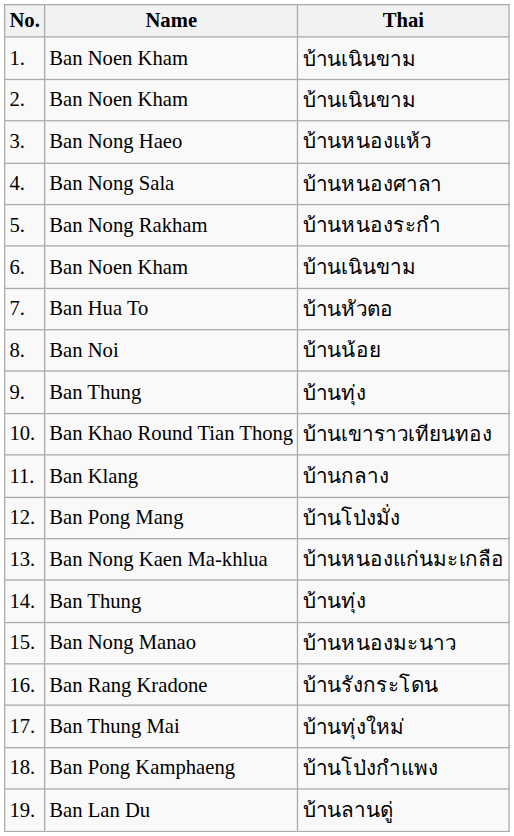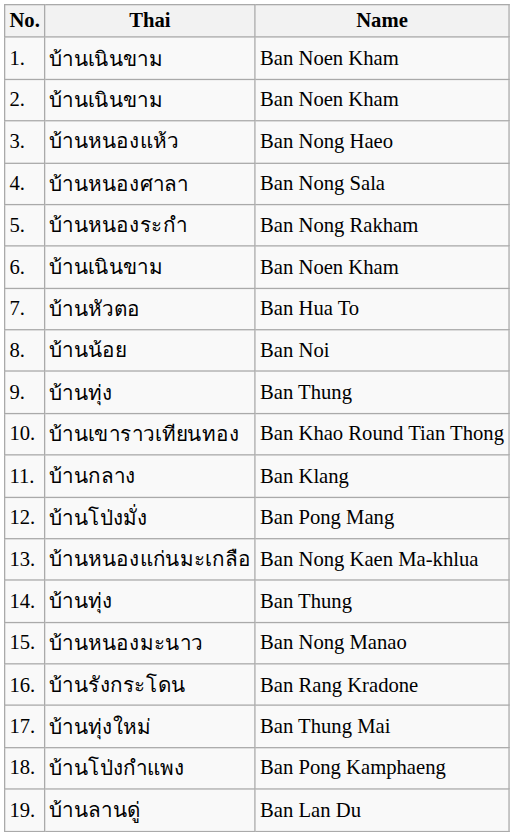columns swapped: (171, 20) <-> (403, 20)
